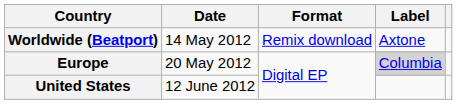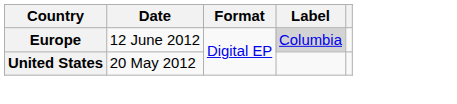- row: (83, 39)
(208, 63) 20 May 2012 -> (155, 39) 12 June 2012
(210, 87) 12 June 2012 -> (153, 63) 20 May 2012
